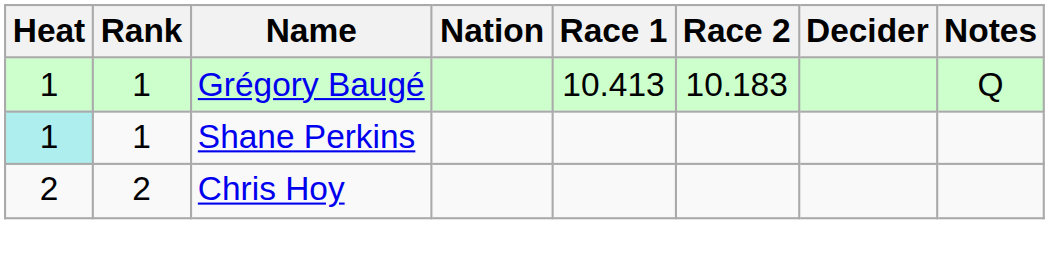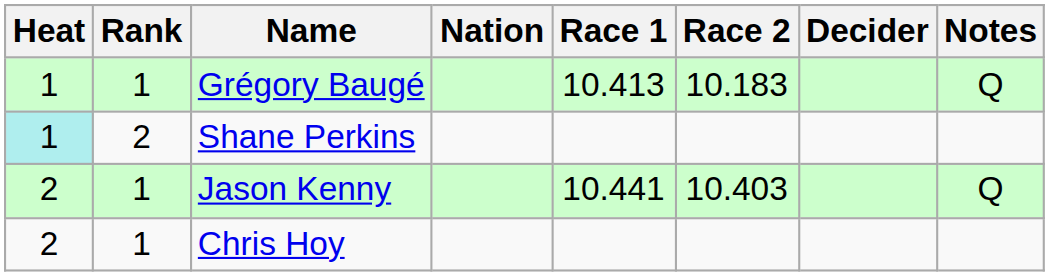(142, 137) 1 -> (142, 137) 2
+ row: (295, 190)
(142, 190) 2 -> (142, 243) 1
